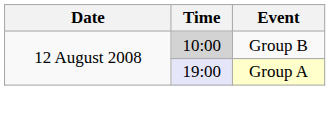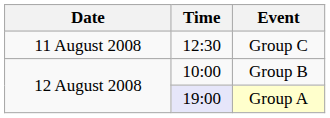+ row: (278, 44)
(202, 44) lightgrey background -> (202, 71) no background
